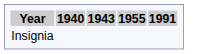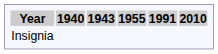+ column: (193, 18)
